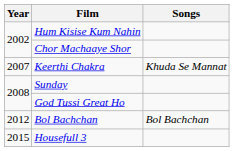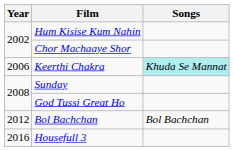(18, 66) 2007 -> (18, 66) 2006
(186, 66) no background -> (186, 66) paleturquoise background
(18, 137) 2015 -> (18, 137) 2016
